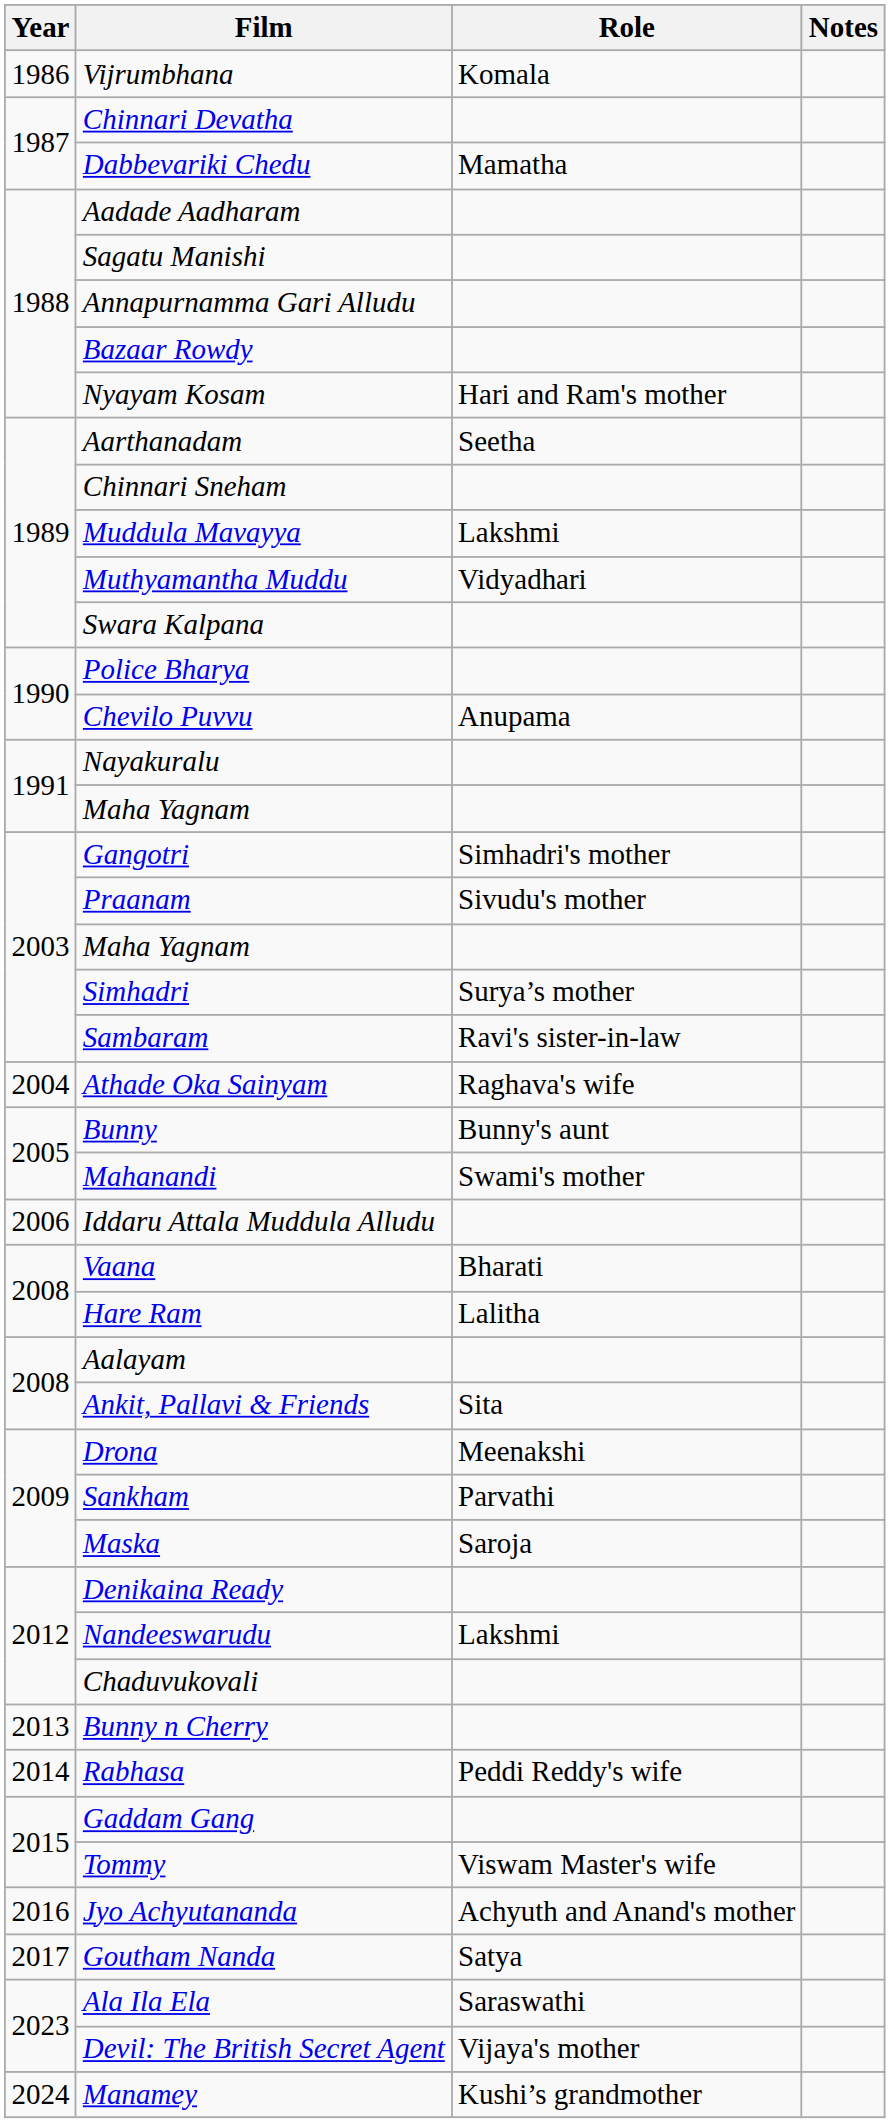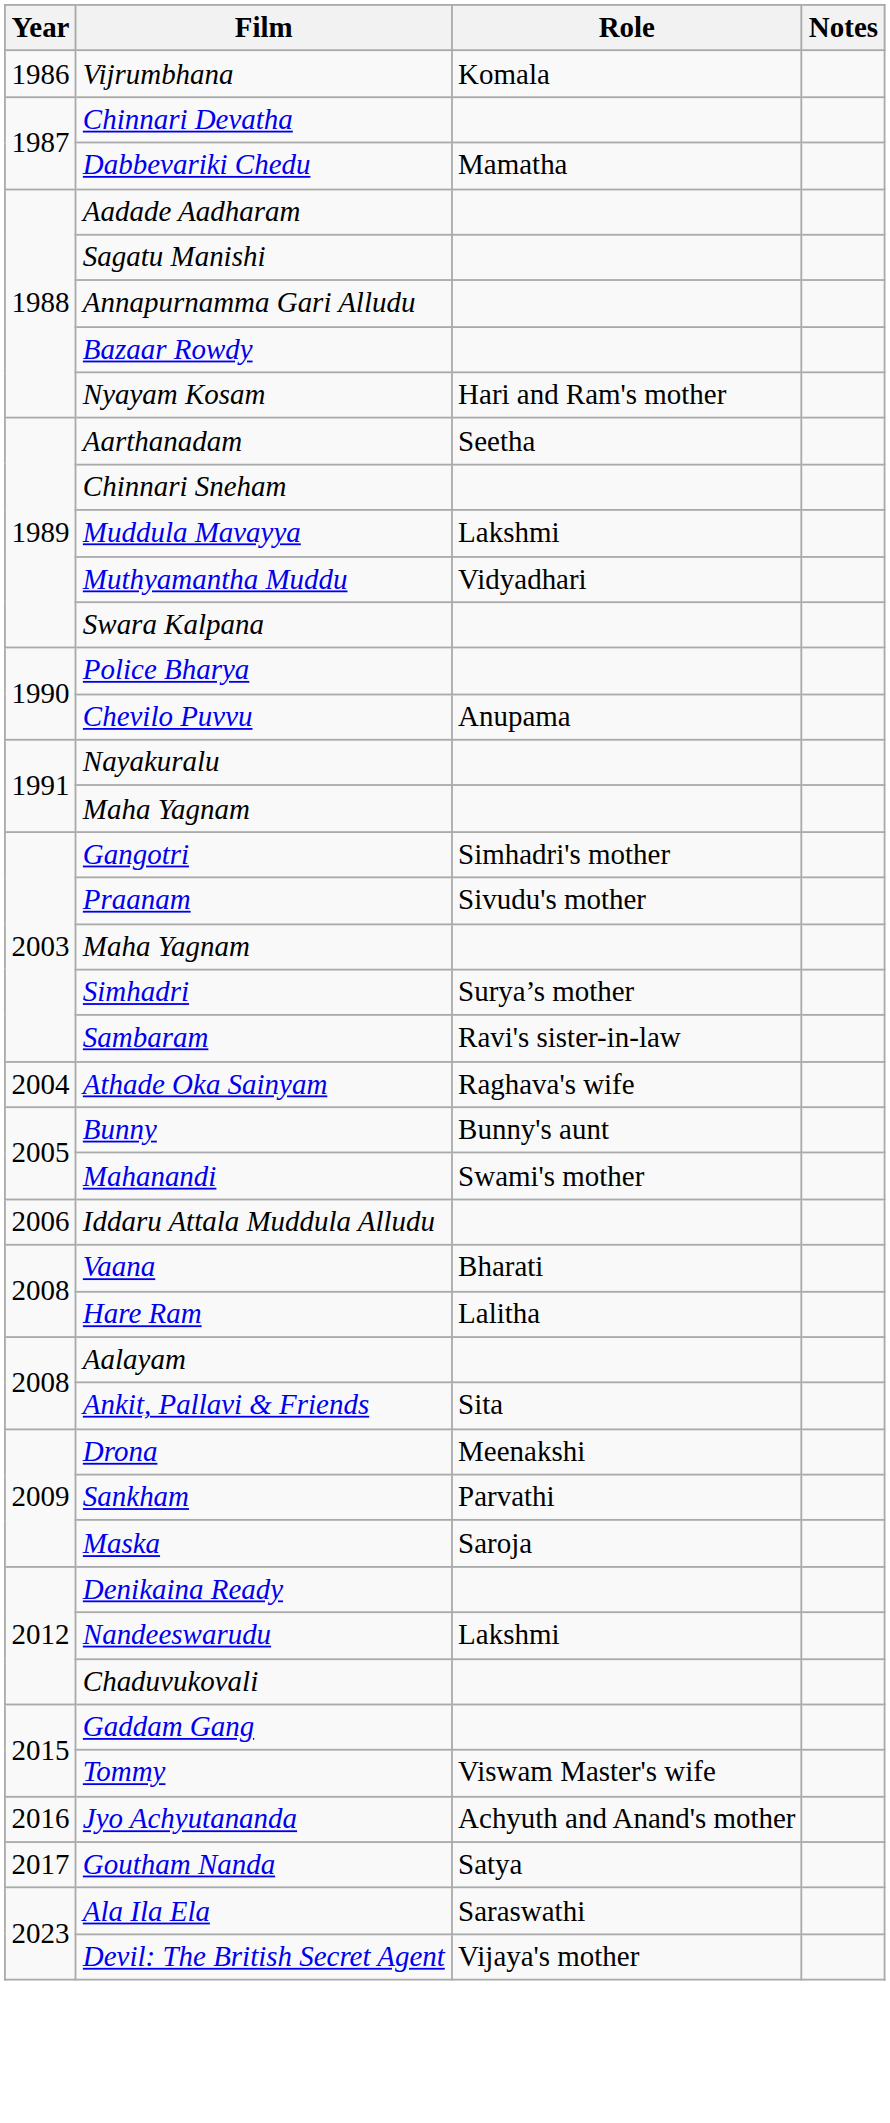- row: (41, 1726)
- row: (41, 1772)
- row: (41, 2094)
